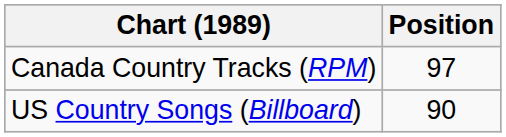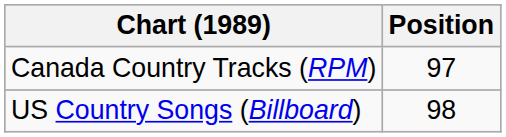(441, 110) 90 -> (441, 110) 98
